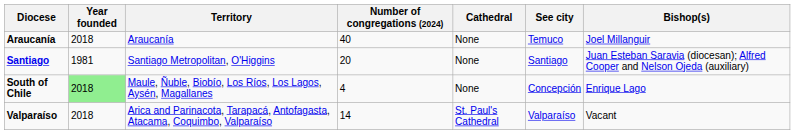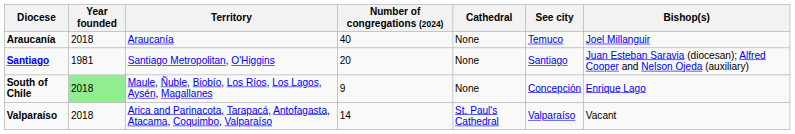(343, 88) 4 -> (343, 88) 9
